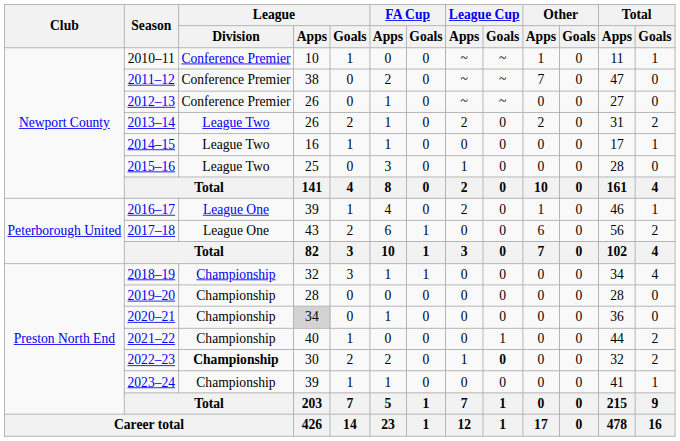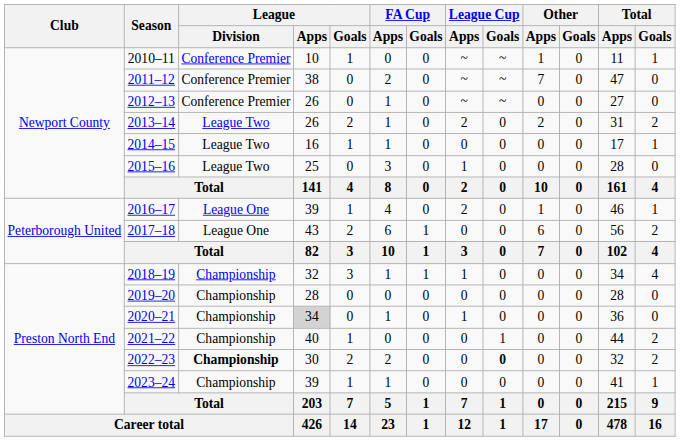(464, 274) 0 -> (464, 274) 1
(464, 317) 0 -> (464, 317) 1
(464, 360) 1 -> (464, 360) 0
